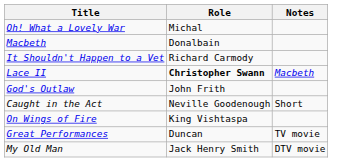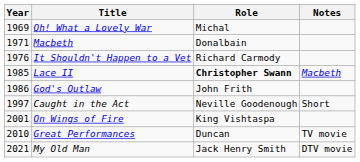+ column: (18, 12)
